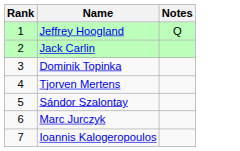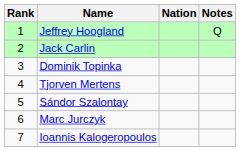+ column: (179, 13)
